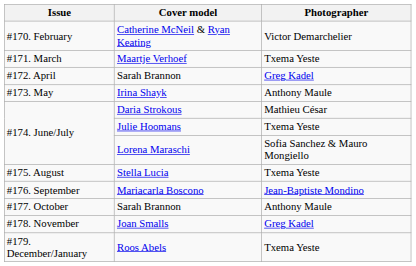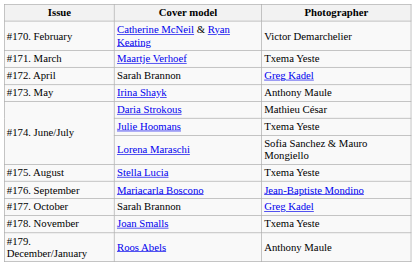(298, 207) Anthony Maule -> (289, 207) Greg Kadel
(289, 224) Greg Kadel -> (292, 224) Txema Yeste
(292, 247) Txema Yeste -> (298, 247) Anthony Maule
